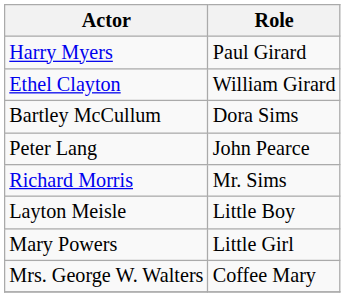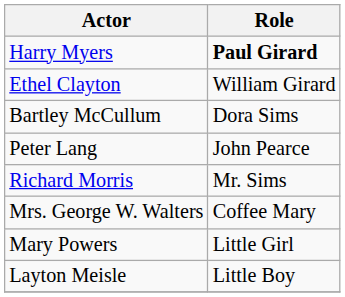(259, 52) normal -> (265, 52) bold
rows swapped: (68, 212) <-> (106, 276)
